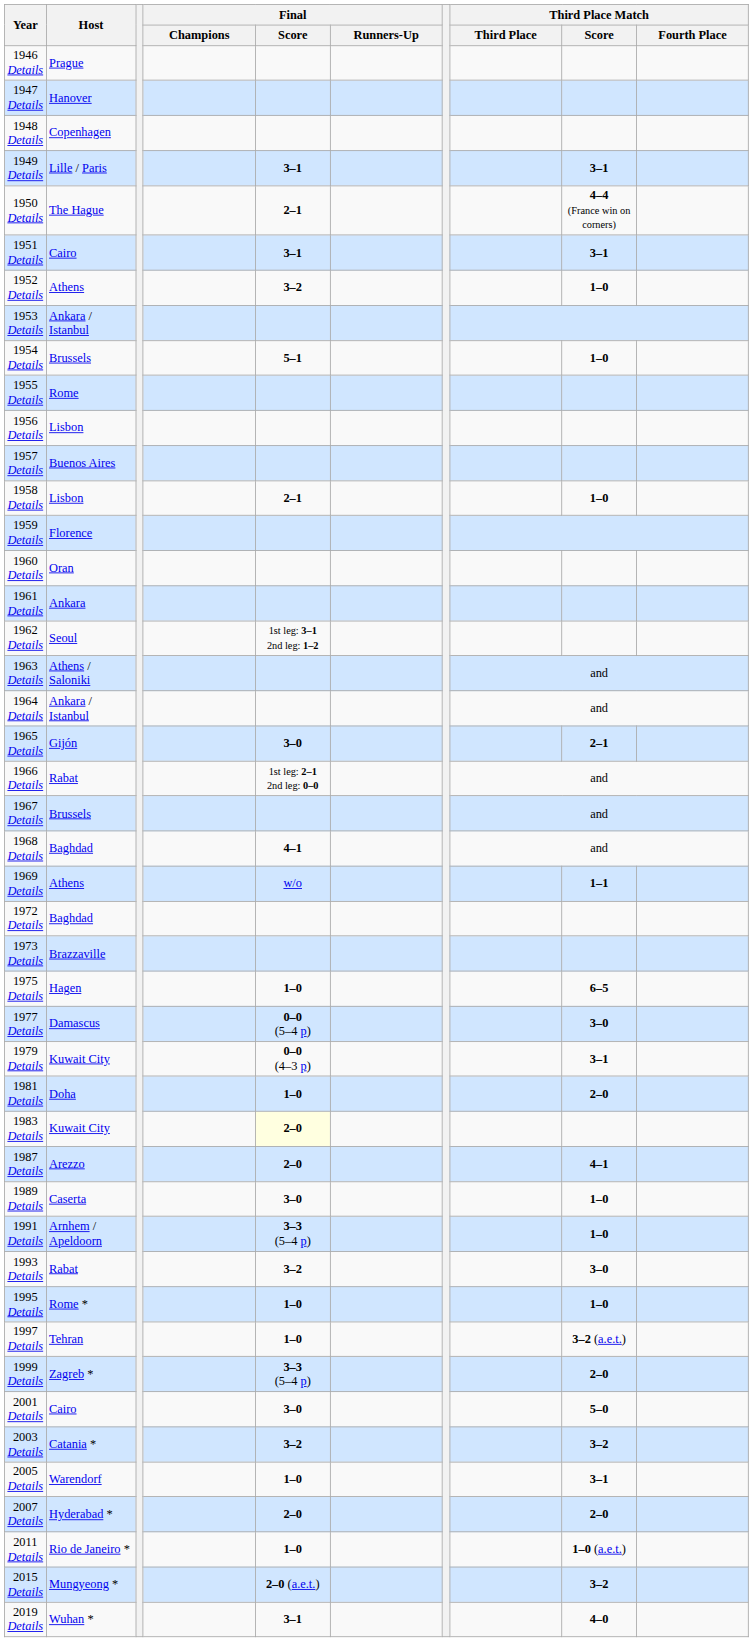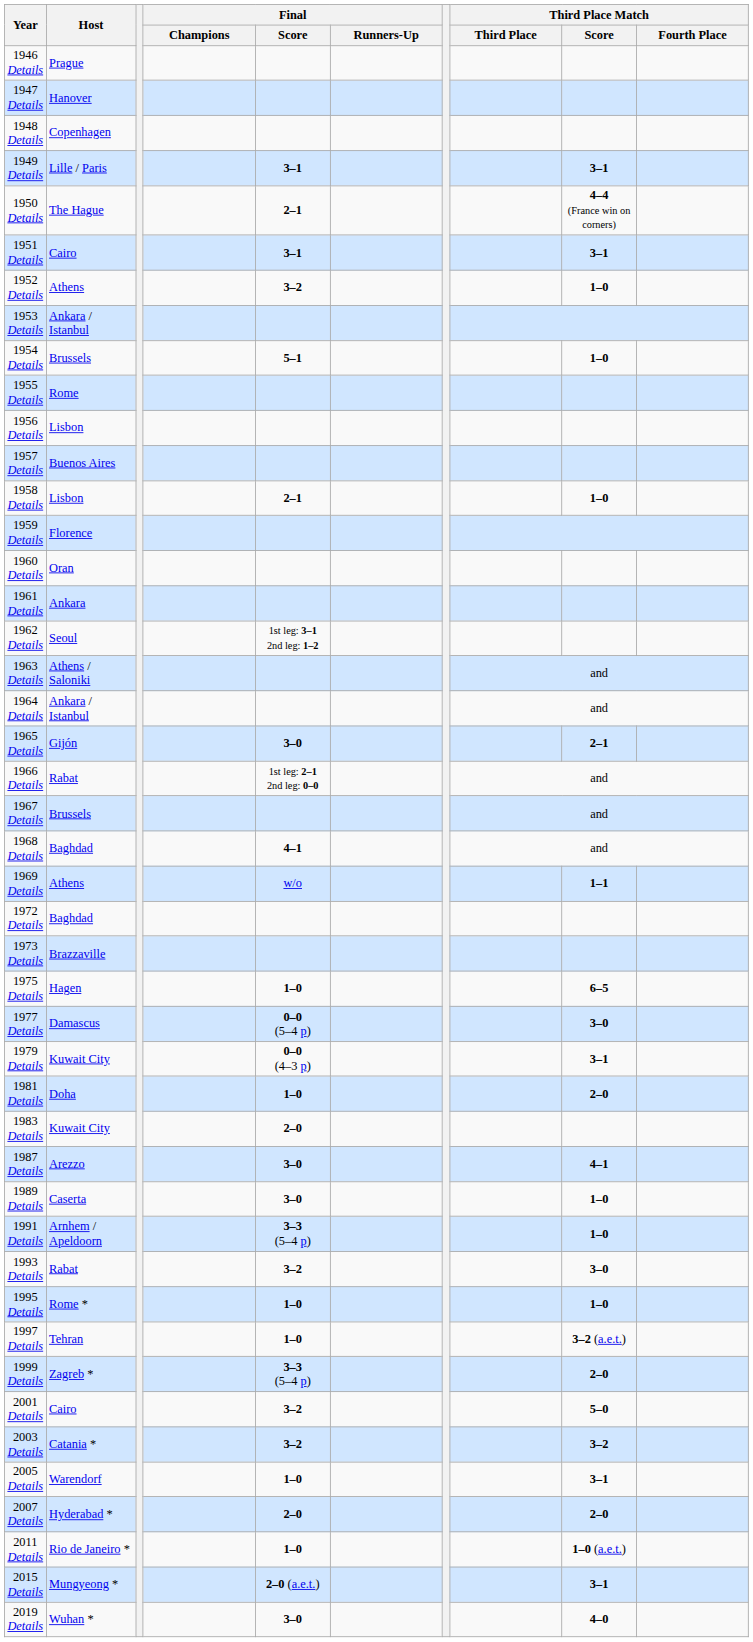(293, 1129) lightyellow background -> (293, 1129) no background
(293, 1164) 2–0 -> (293, 1164) 3–0
(293, 1409) 3–0 -> (293, 1409) 3–2
(599, 1584) 3–2 -> (599, 1584) 3–1
(293, 1619) 3–1 -> (293, 1619) 3–0
